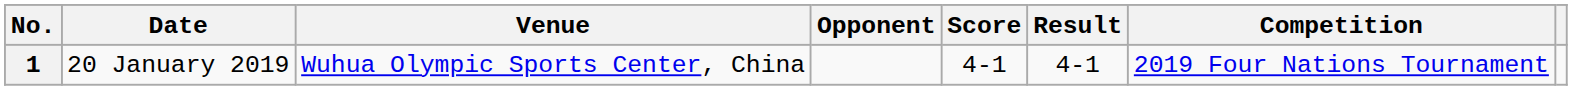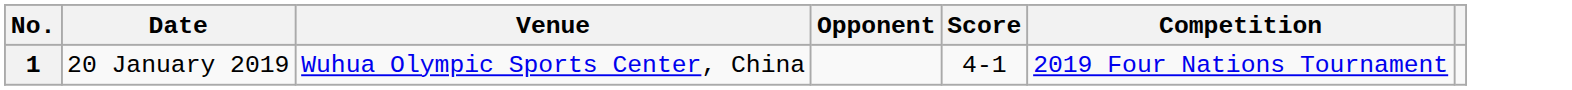- column: (1078, 25)
